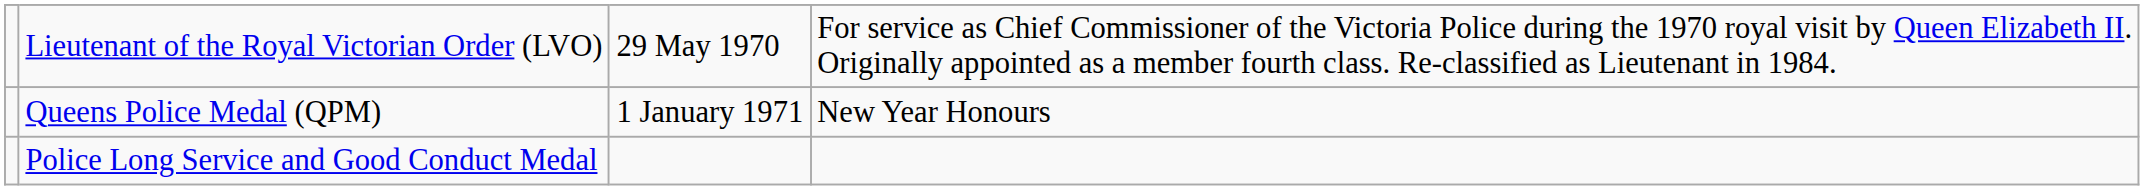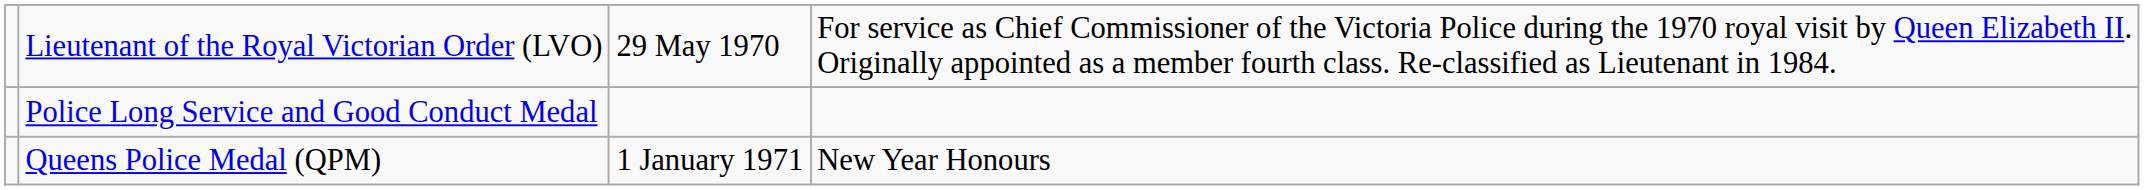rows swapped: (203, 111) <-> (311, 160)
